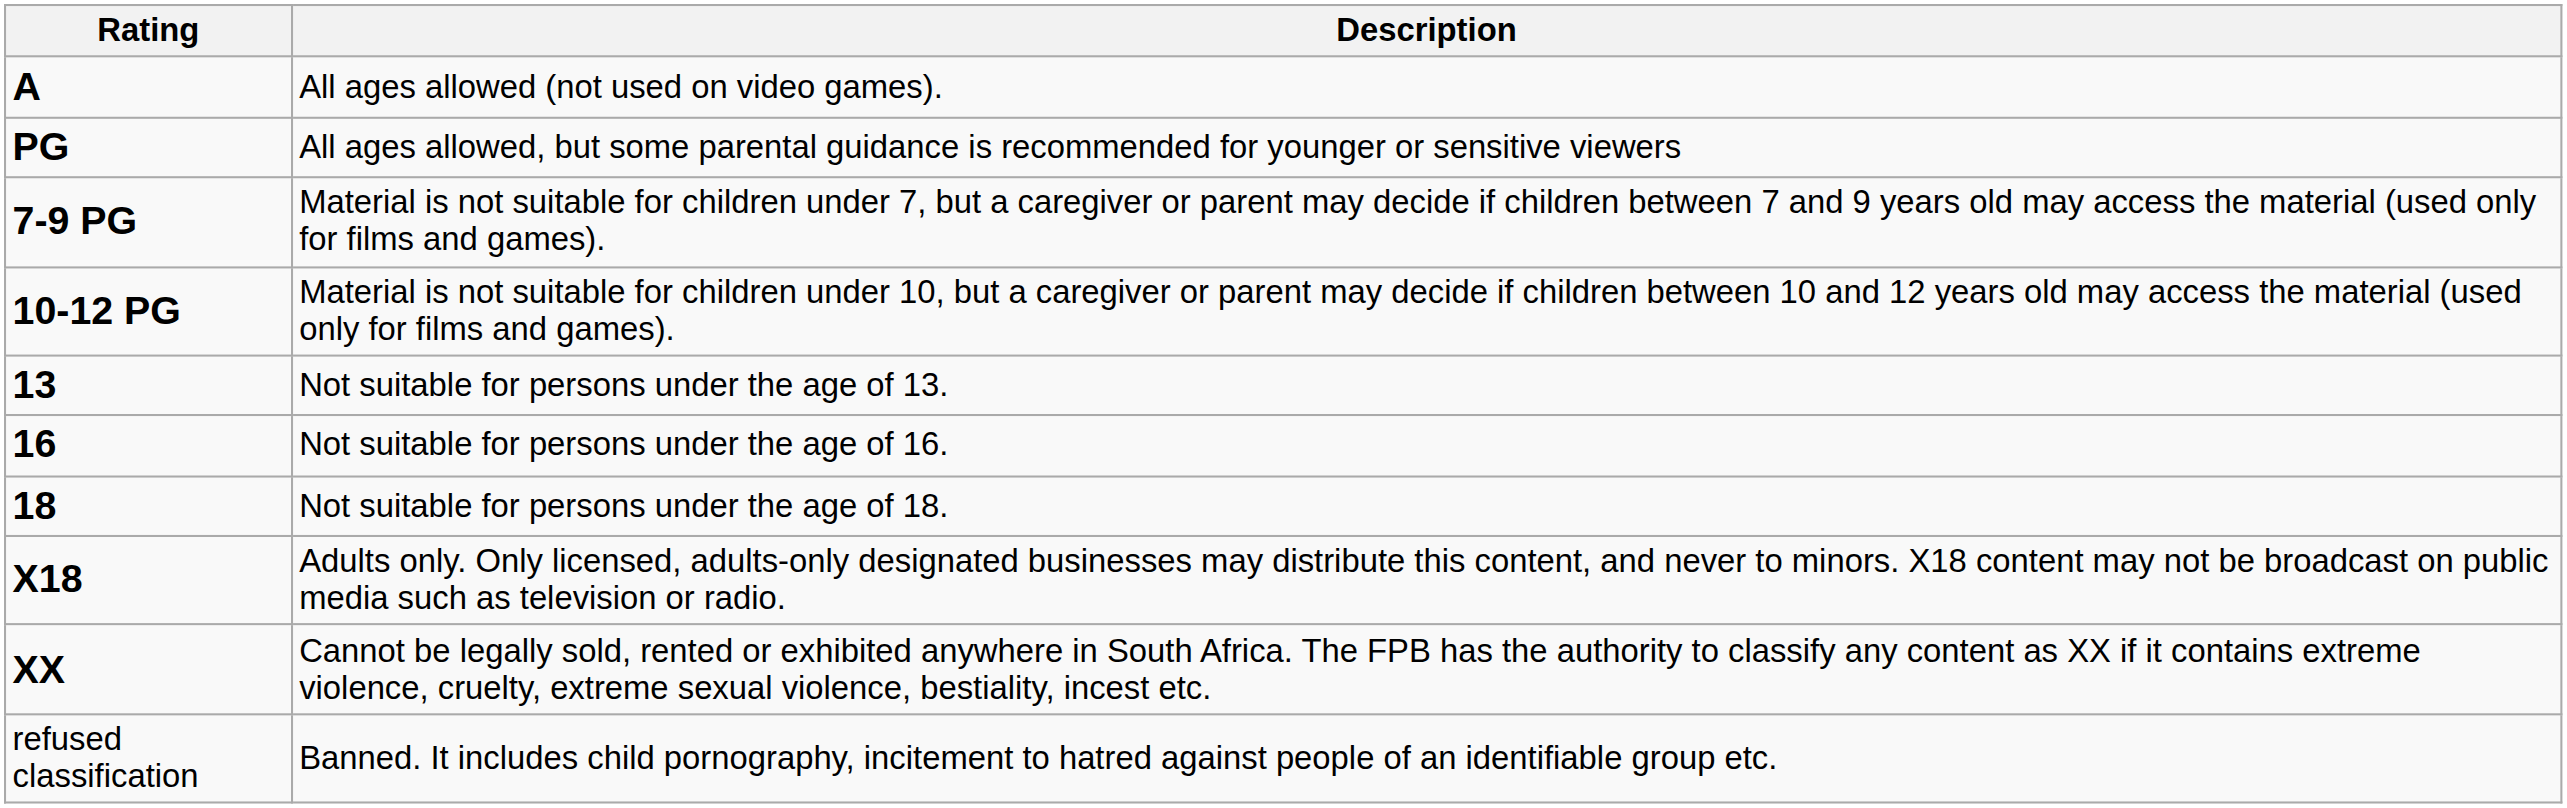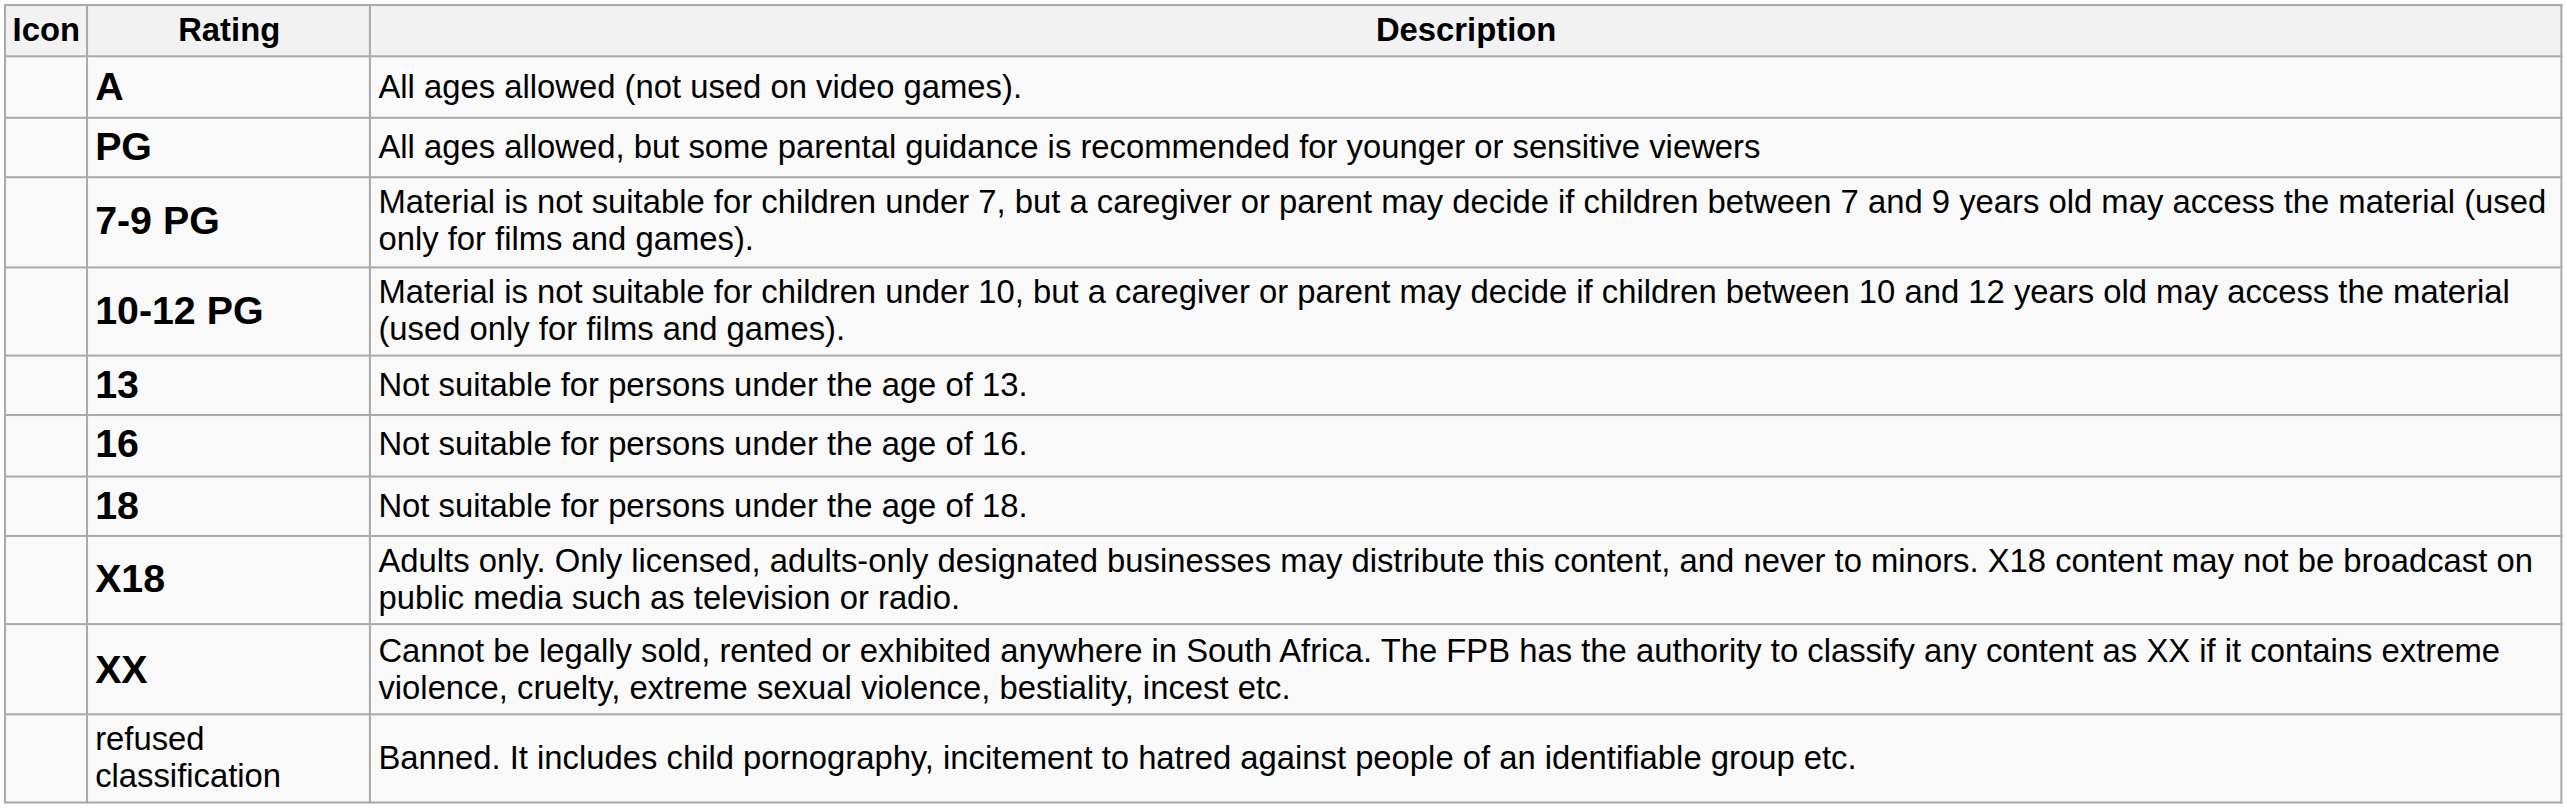+ column: (46, 30)
